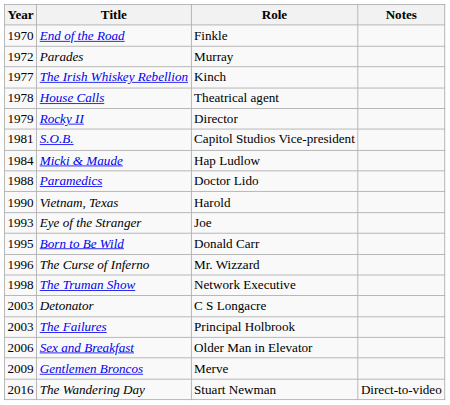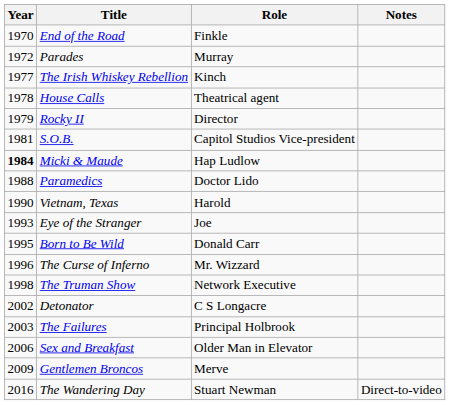(21, 160) normal -> (21, 160) bold
(21, 306) 2003 -> (21, 306) 2002
